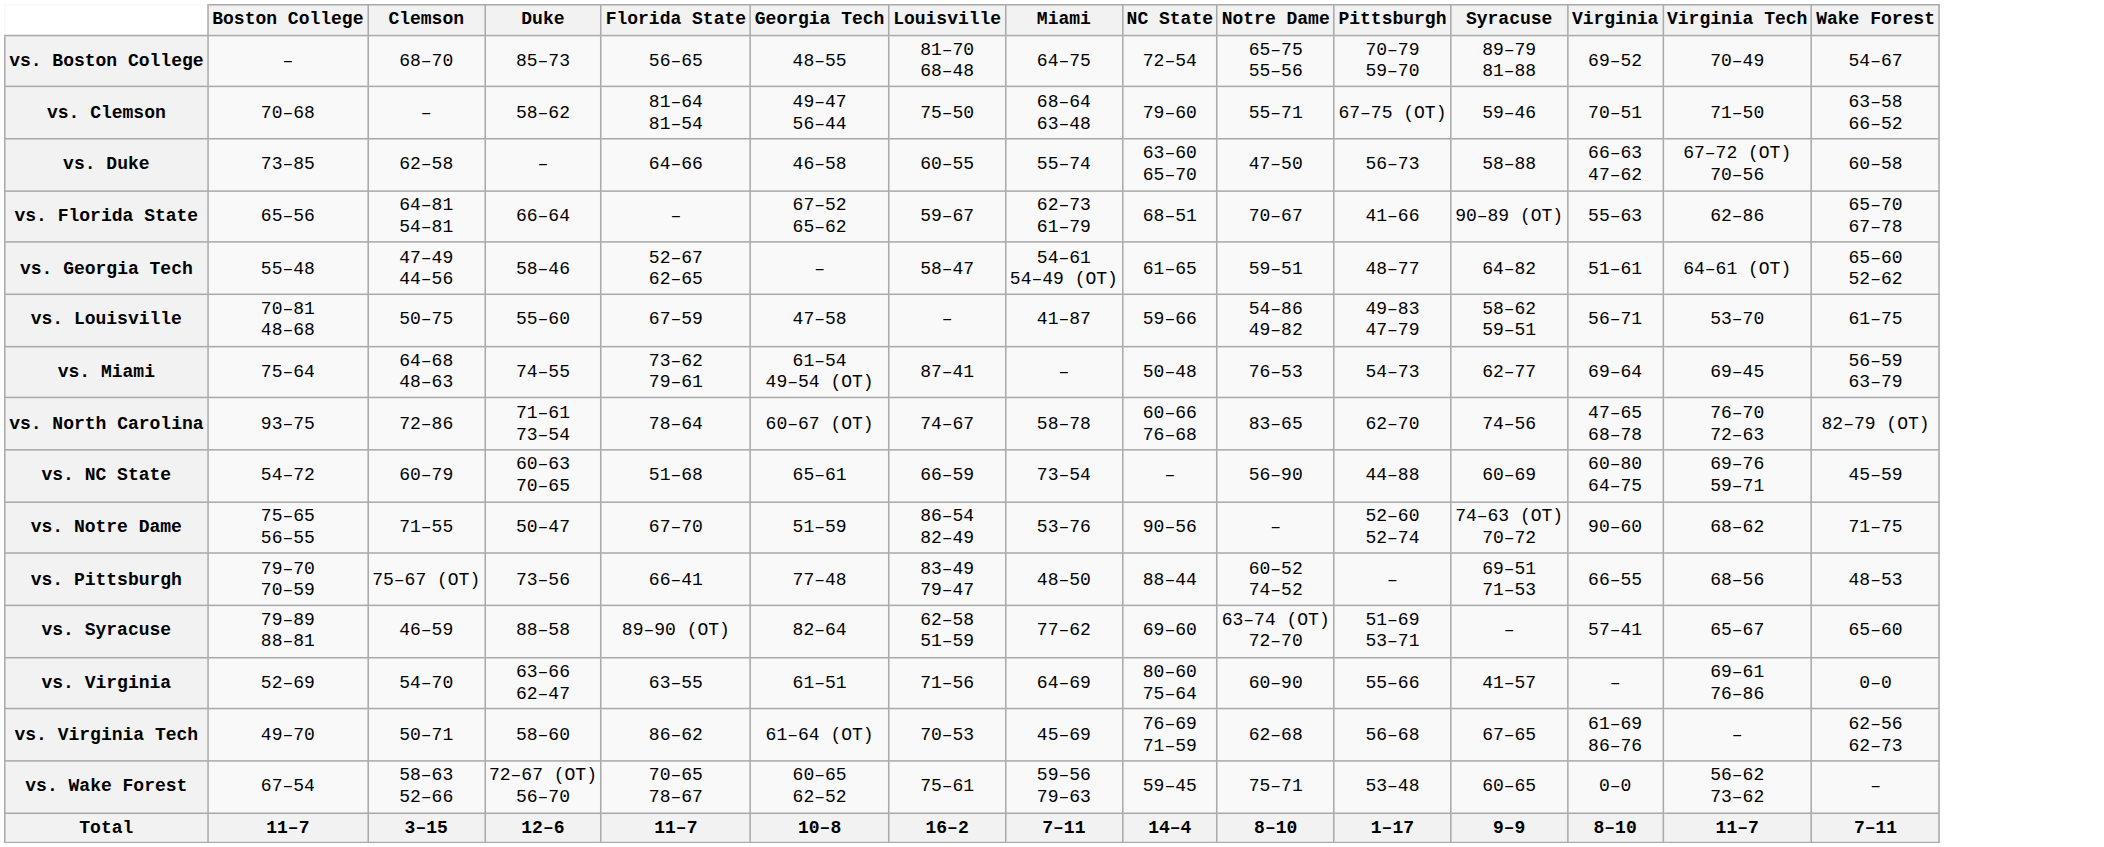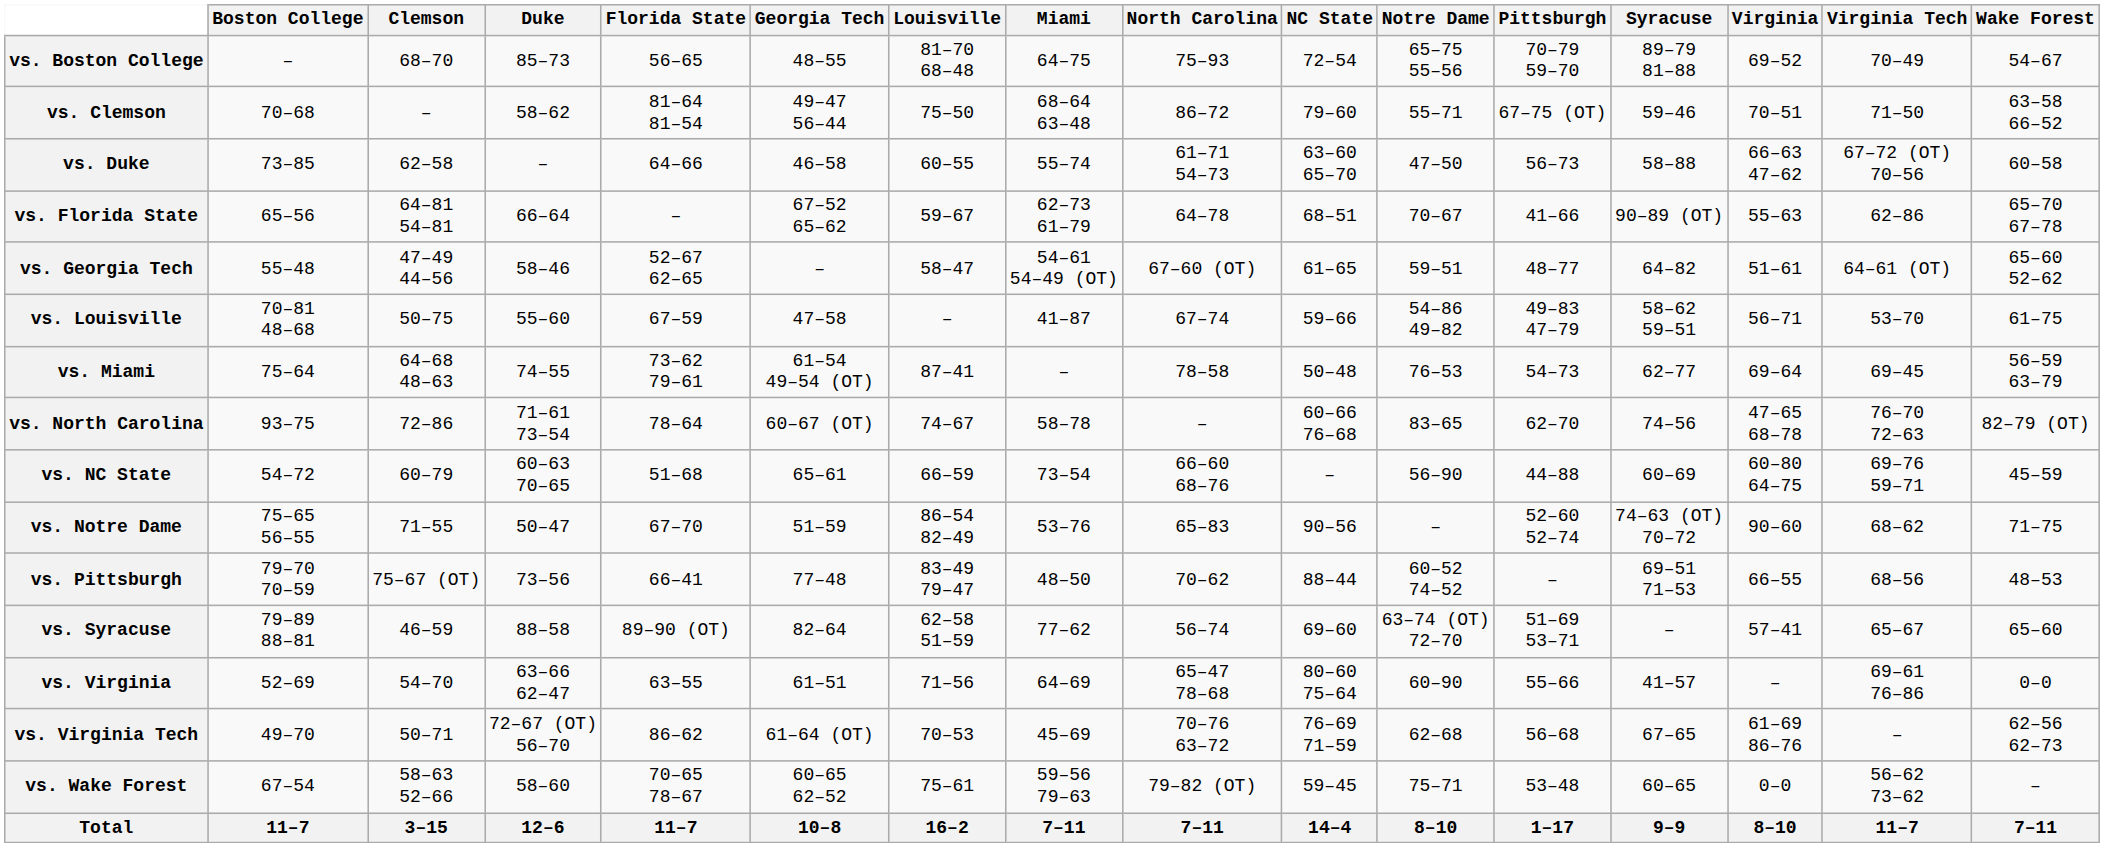+ column: (1202, 20)
(543, 734) 58–60 -> (543, 734) 72–67 (OT) 56–70
(543, 786) 72–67 (OT) 56–70 -> (543, 786) 58–60
